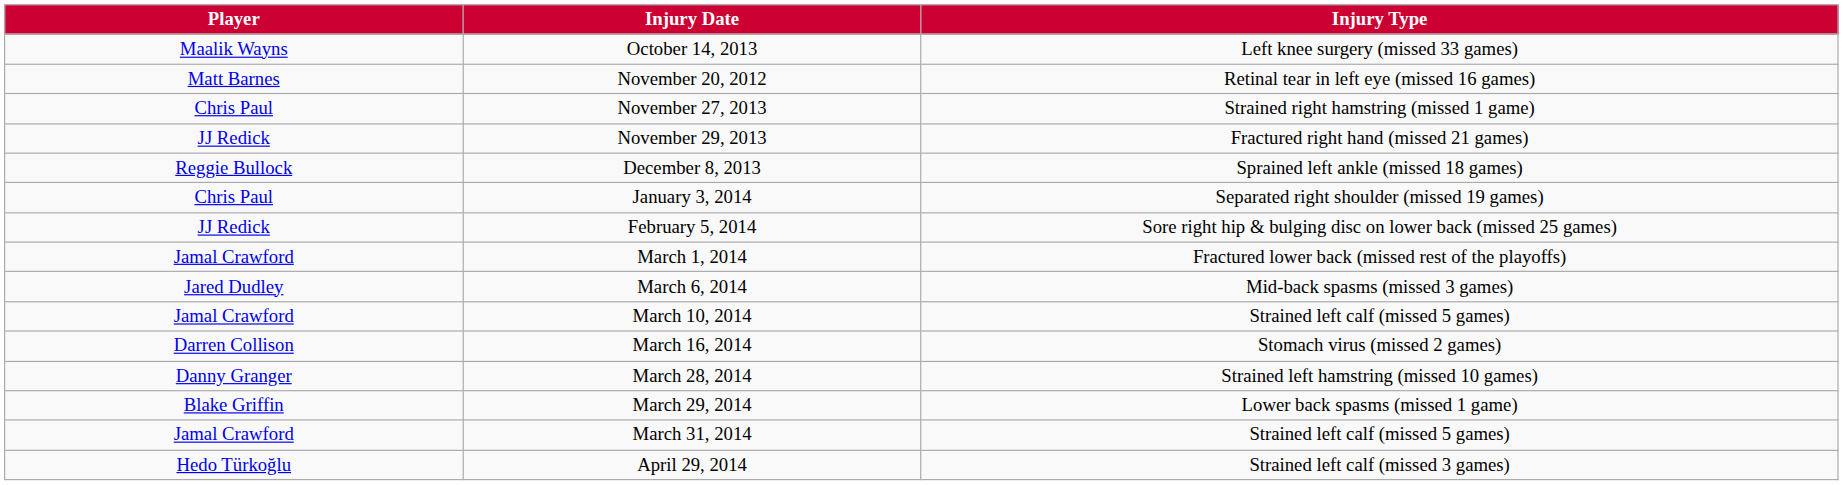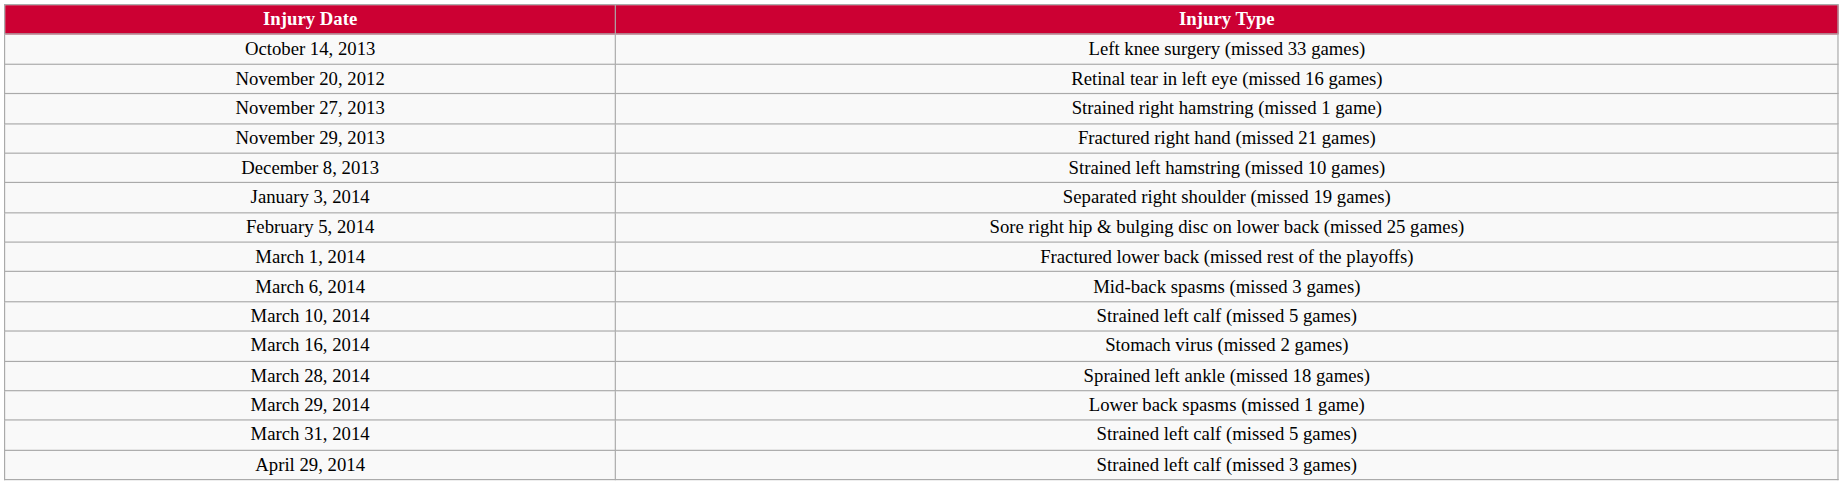- column: (234, 19)
(1380, 167) Sprained left ankle (missed 18 games) -> (1227, 167) Strained left hamstring (missed 10 games)
(1380, 375) Strained left hamstring (missed 10 games) -> (1227, 375) Sprained left ankle (missed 18 games)
